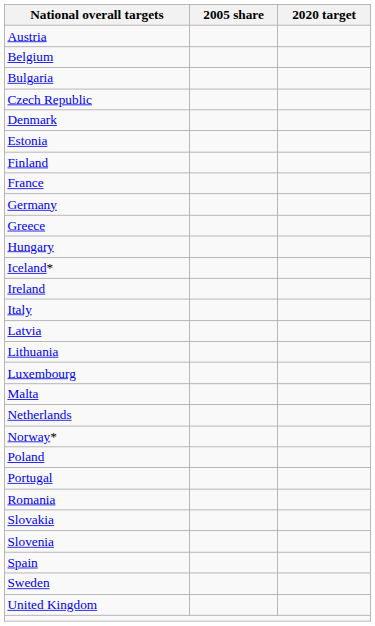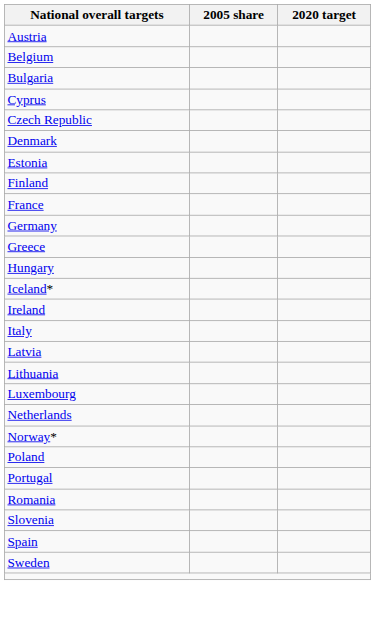+ row: (27, 99)
- row: (23, 394)
- row: (31, 520)
- row: (52, 604)
